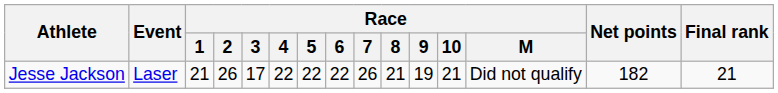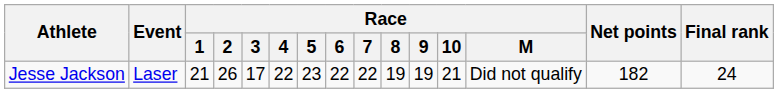(312, 75) 22 -> (312, 75) 23
(368, 75) 26 -> (368, 75) 22
(396, 75) 21 -> (396, 75) 19
(727, 75) 21 -> (727, 75) 24
